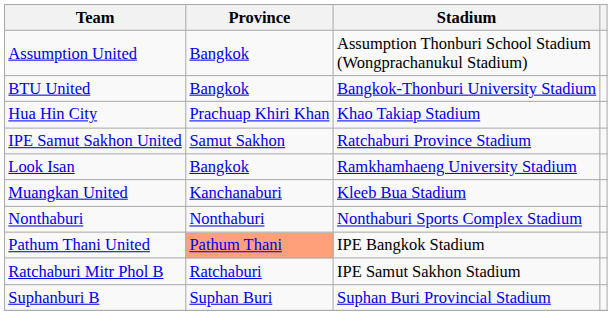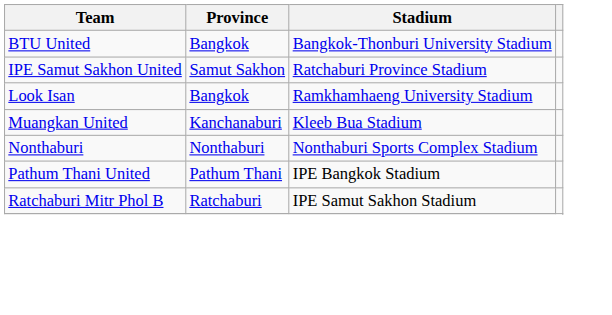- row: (73, 52)
- row: (53, 114)
(236, 245) lightsalmon background -> (236, 174) no background
- row: (54, 297)
